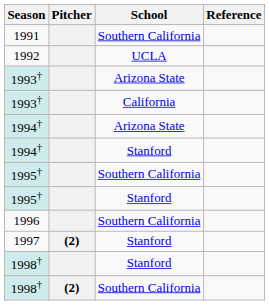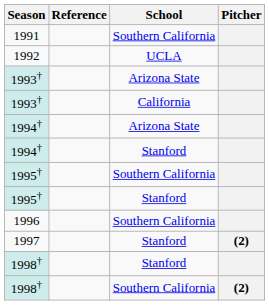columns swapped: (72, 14) <-> (234, 14)
